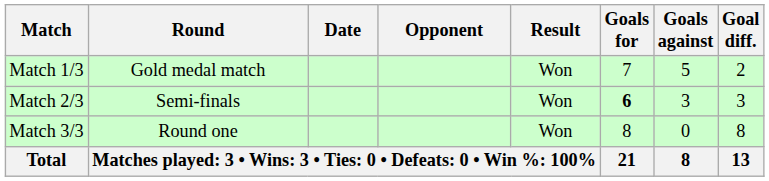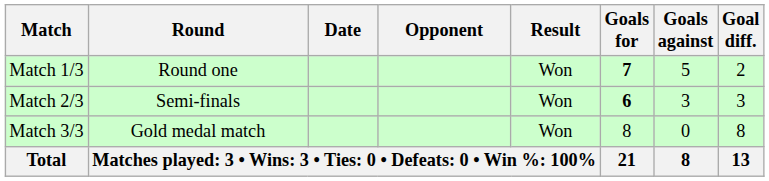(198, 70) Gold medal match -> (198, 70) Round one
(627, 70) normal -> (627, 70) bold
(198, 130) Round one -> (198, 130) Gold medal match
